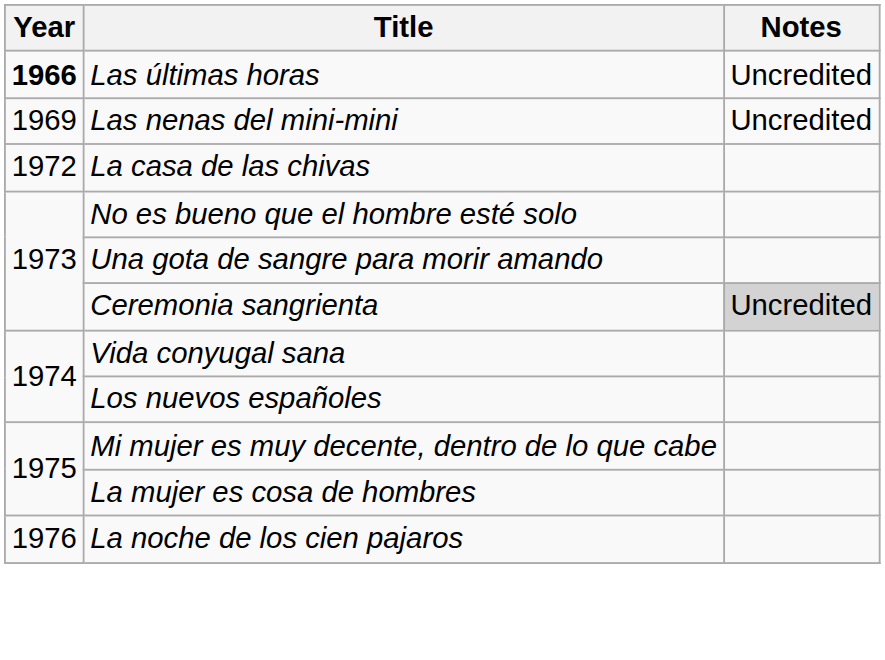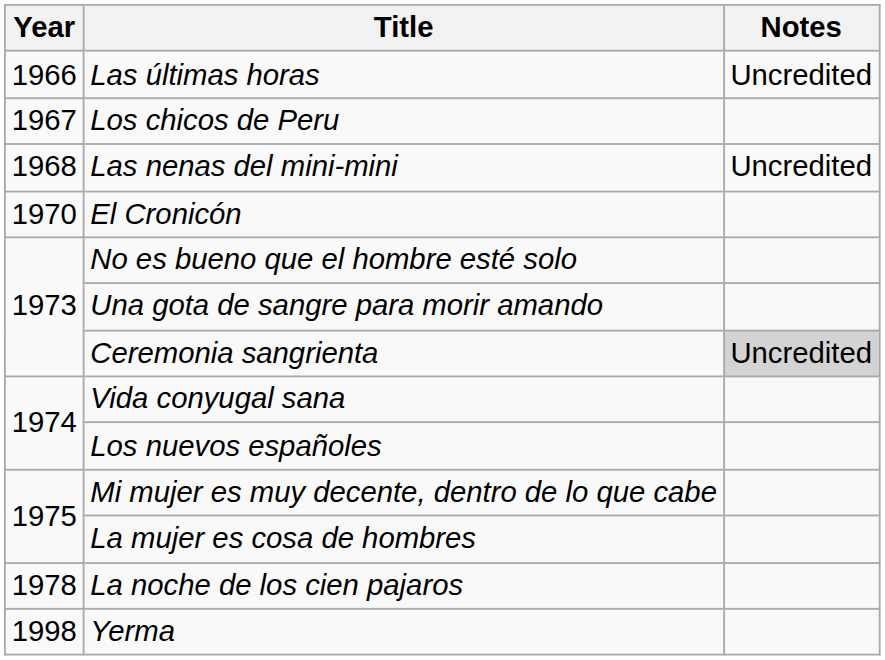(44, 74) bold -> (44, 74) normal
+ row: (215, 120)
(44, 120) 1969 -> (44, 167) 1968
+ row: (166, 213)
- row: (230, 167)
(44, 538) 1976 -> (44, 584) 1978
+ row: (133, 631)
